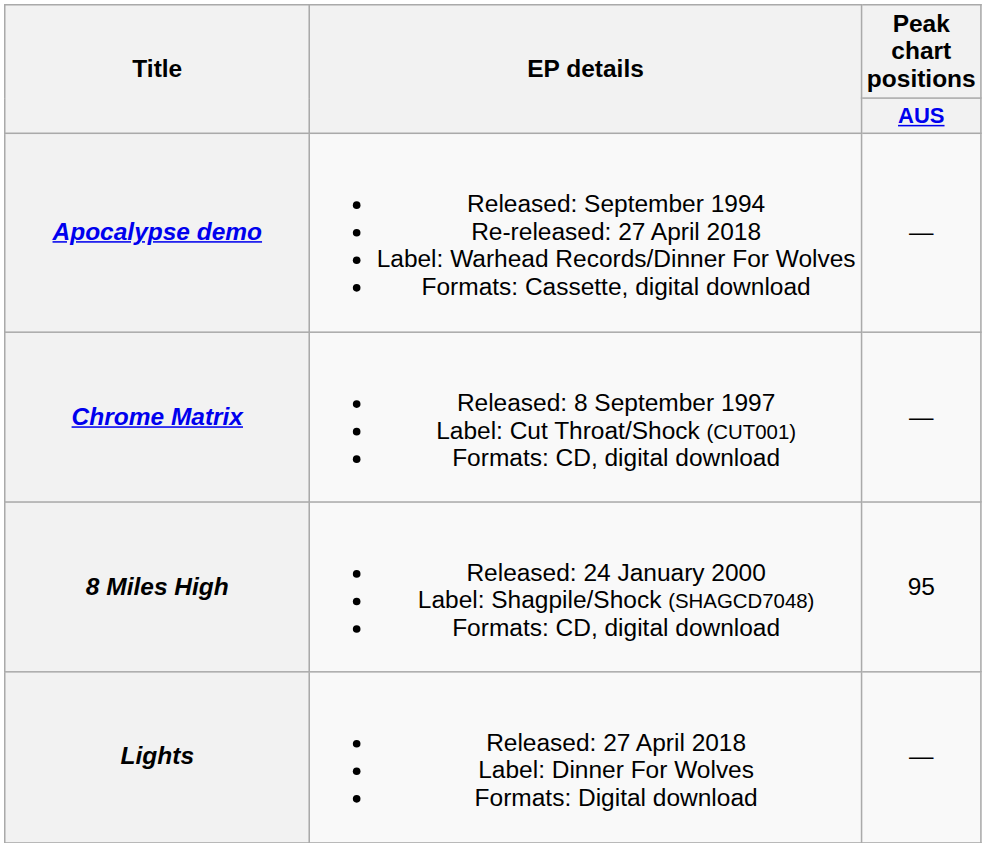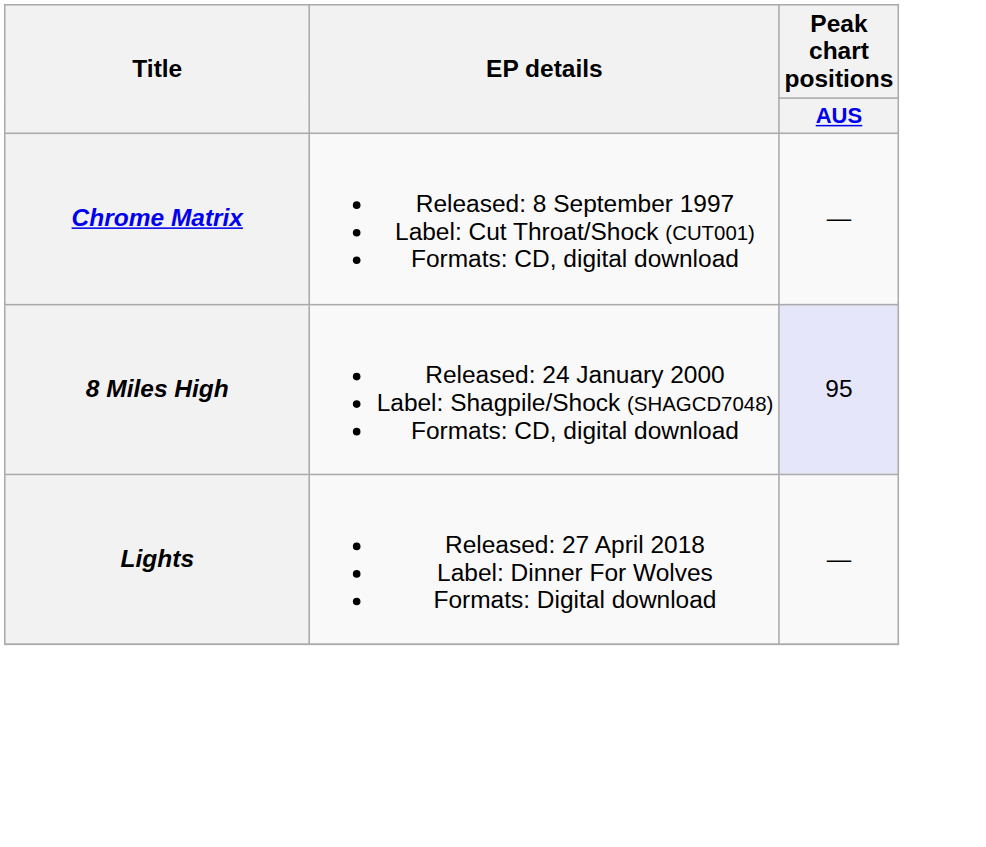- row: (157, 232)
(921, 586) no background -> (839, 388) lavender background
